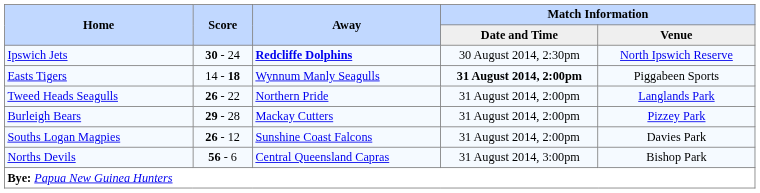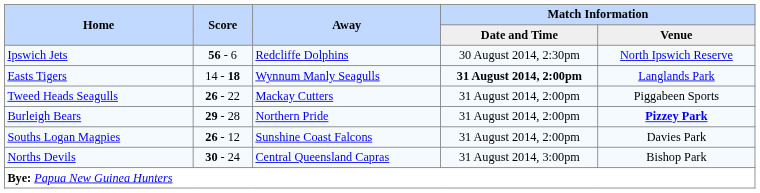(223, 55) 30 - 24 -> (223, 55) 56 - 6
(304, 55) bold -> (302, 55) normal
(676, 75) Piggabeen Sports -> (676, 75) Langlands Park
(292, 96) Northern Pride -> (294, 96) Mackay Cutters
(676, 96) Langlands Park -> (676, 96) Piggabeen Sports
(294, 116) Mackay Cutters -> (292, 116) Northern Pride
(676, 116) normal -> (676, 116) bold
(223, 157) 56 - 6 -> (223, 157) 30 - 24
